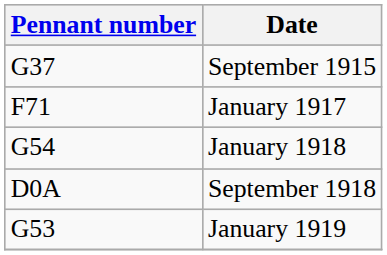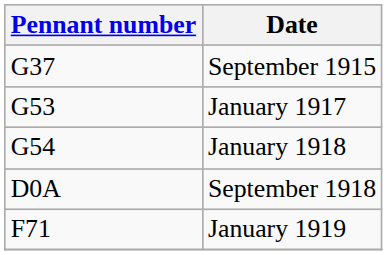(31, 106) F71 -> (33, 106) G53
(33, 229) G53 -> (31, 229) F71
